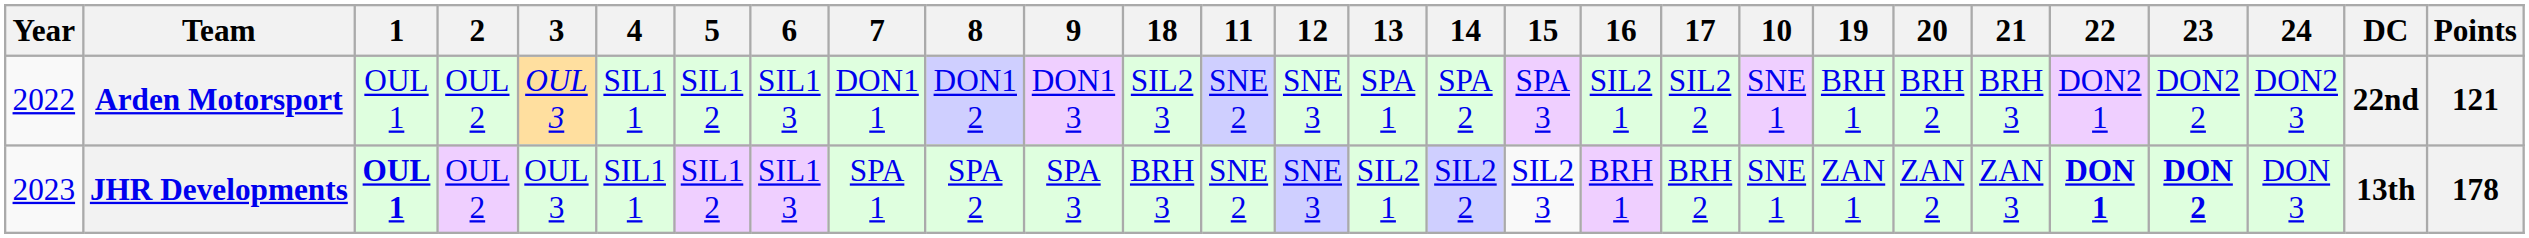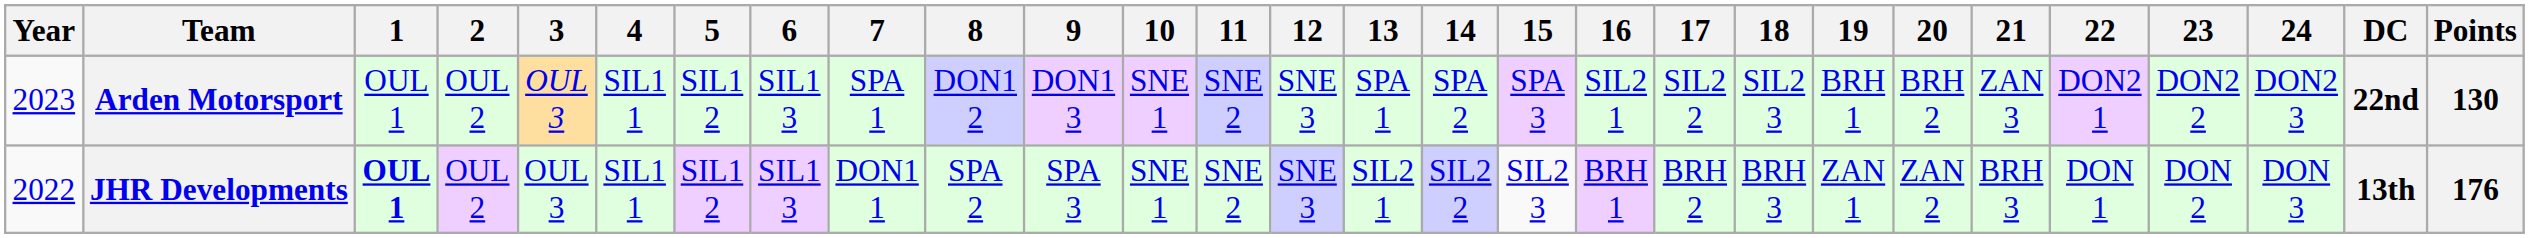columns swapped: (1777, 29) <-> (1162, 29)
(44, 99) 2022 -> (44, 99) 2023
(877, 99) DON1 1 -> (877, 99) SPA 1
(2011, 99) BRH 3 -> (2011, 99) ZAN 3
(2475, 99) 121 -> (2475, 99) 130
(44, 188) 2023 -> (44, 188) 2022
(877, 188) SPA 1 -> (877, 188) DON1 1
(2011, 188) ZAN 3 -> (2011, 188) BRH 3
(2100, 188) bold -> (2100, 188) normal
(2198, 188) bold -> (2198, 188) normal
(2475, 188) 178 -> (2475, 188) 176
